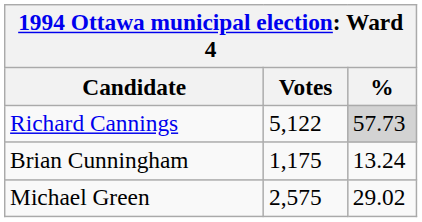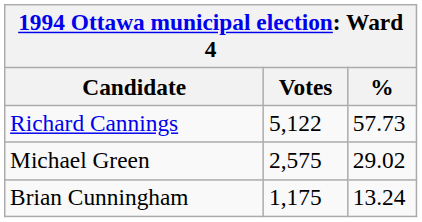(379, 123) lightgrey background -> (379, 123) no background
rows swapped: (80, 197) <-> (99, 160)
